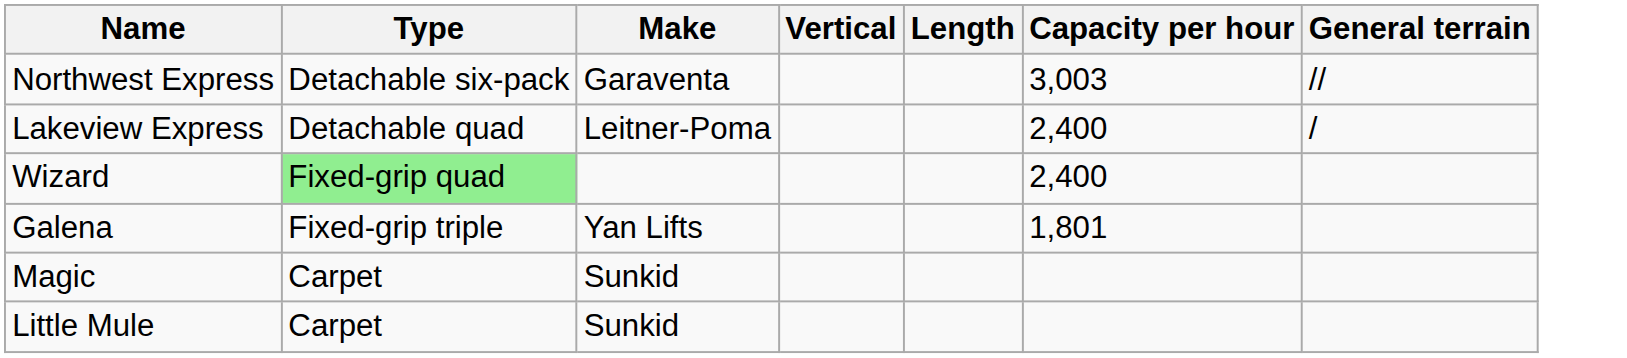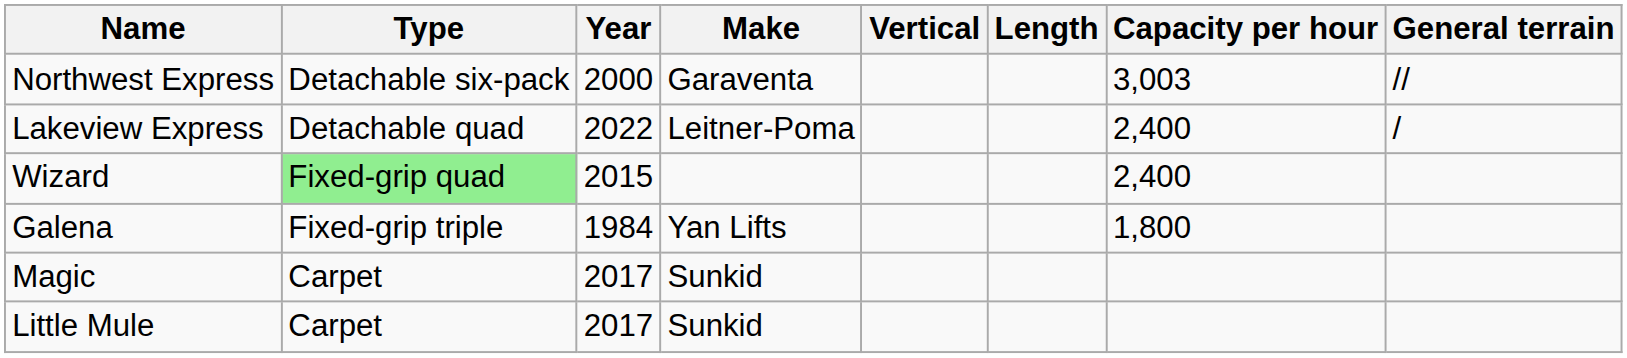+ column: (618, 29)
(1068, 227) 1,801 -> (1152, 227) 1,800
